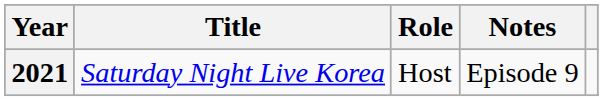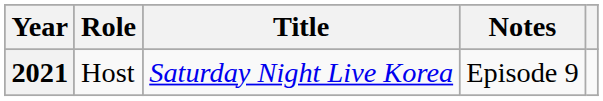columns swapped: (233, 26) <-> (426, 26)
